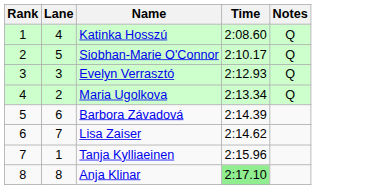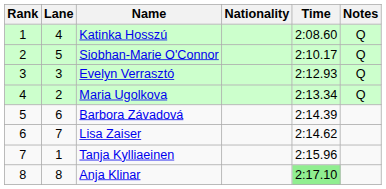+ column: (257, 14)
